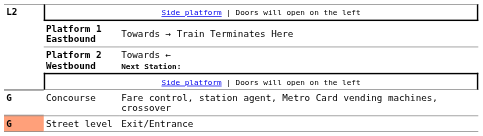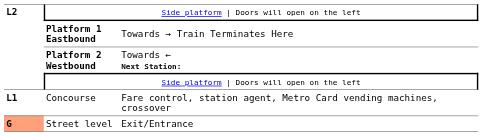(9, 98) G -> (12, 97) L1
